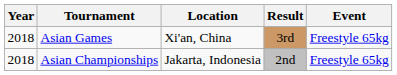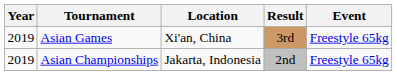(21, 37) 2018 -> (21, 37) 2019
(21, 59) 2018 -> (21, 59) 2019
